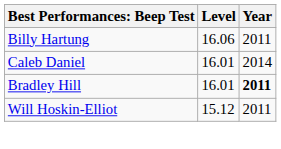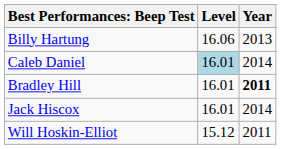(257, 39) 2011 -> (257, 39) 2013
(218, 62) no background -> (218, 62) lightblue background
+ row: (44, 109)
